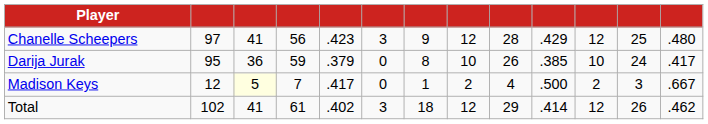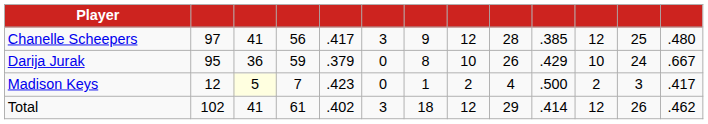(340, 38) .423 -> (340, 38) .417
(553, 38) .429 -> (553, 38) .385
(553, 61) .385 -> (553, 61) .429
(681, 61) .417 -> (681, 61) .667
(340, 84) .417 -> (340, 84) .423
(681, 84) .667 -> (681, 84) .417
